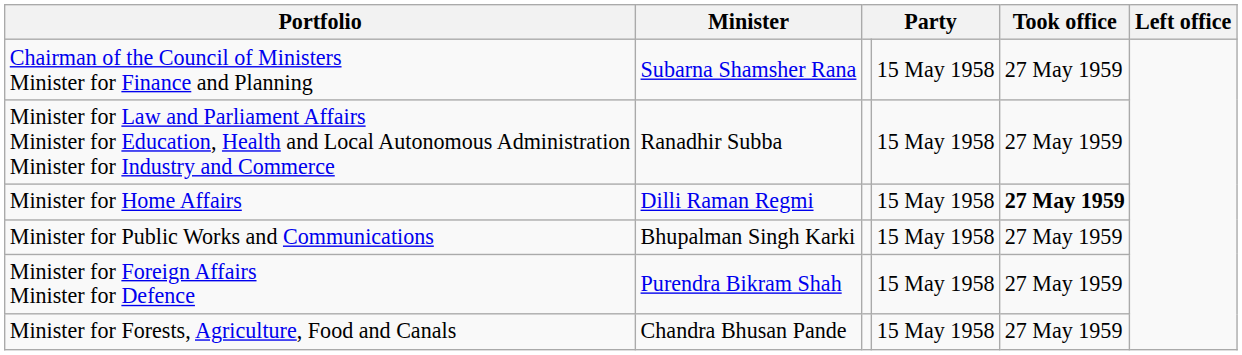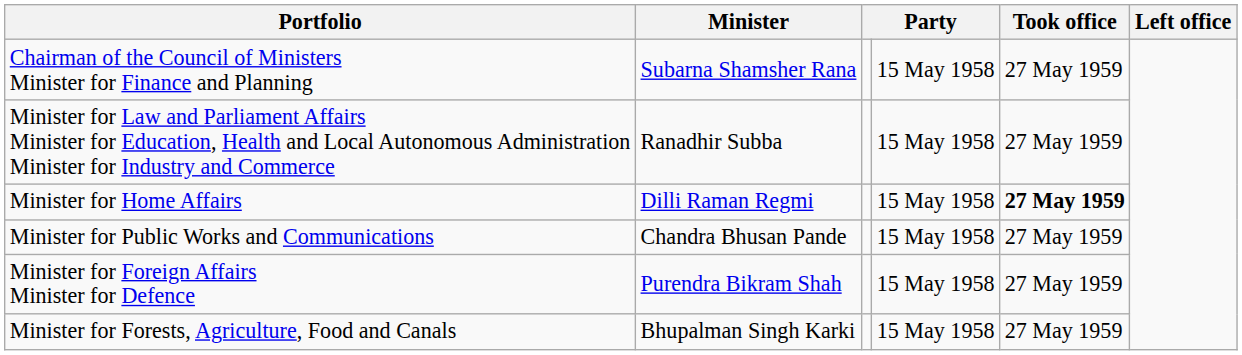(748, 236) Bhupalman Singh Karki -> (744, 236) Chandra Bhusan Pande
(744, 331) Chandra Bhusan Pande -> (748, 331) Bhupalman Singh Karki
